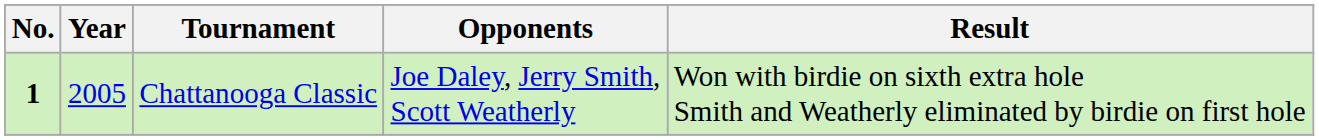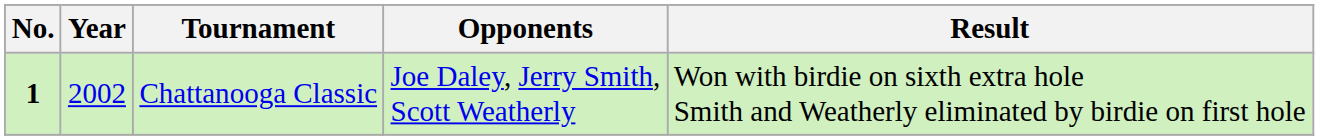(97, 93) 2005 -> (97, 93) 2002
